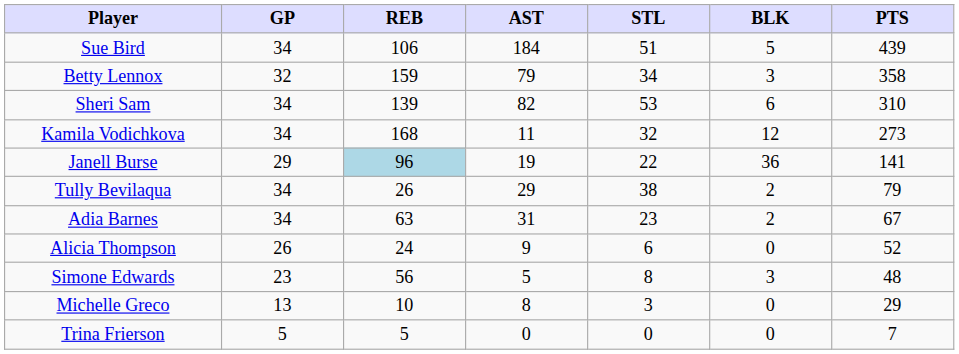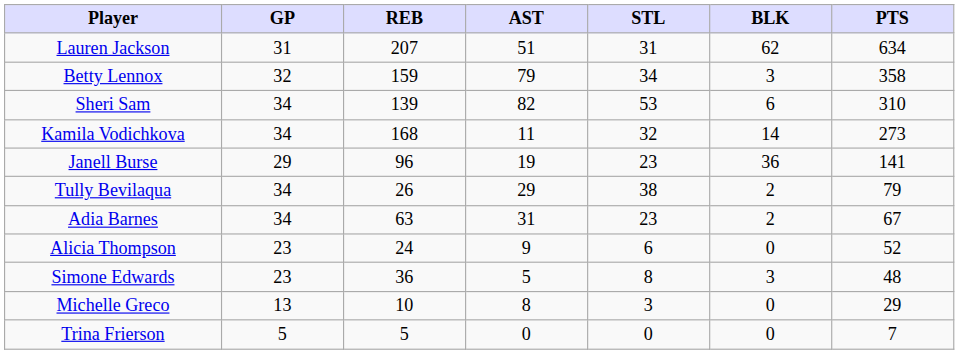+ row: (113, 47)
- row: (113, 47)
(770, 133) 12 -> (770, 133) 14
(404, 162) lightblue background -> (404, 162) no background
(648, 162) 22 -> (648, 162) 23
(282, 248) 26 -> (282, 248) 23
(404, 276) 56 -> (404, 276) 36
